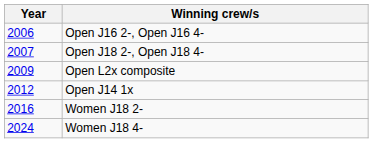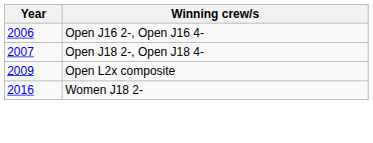- row: (99, 90)
- row: (104, 128)
